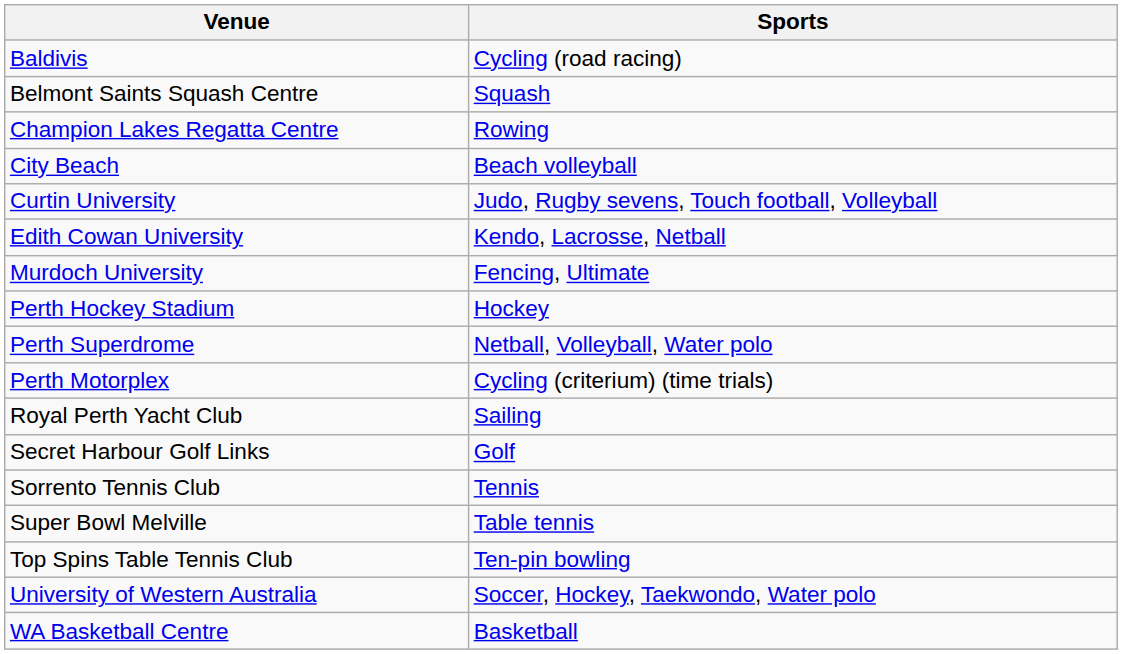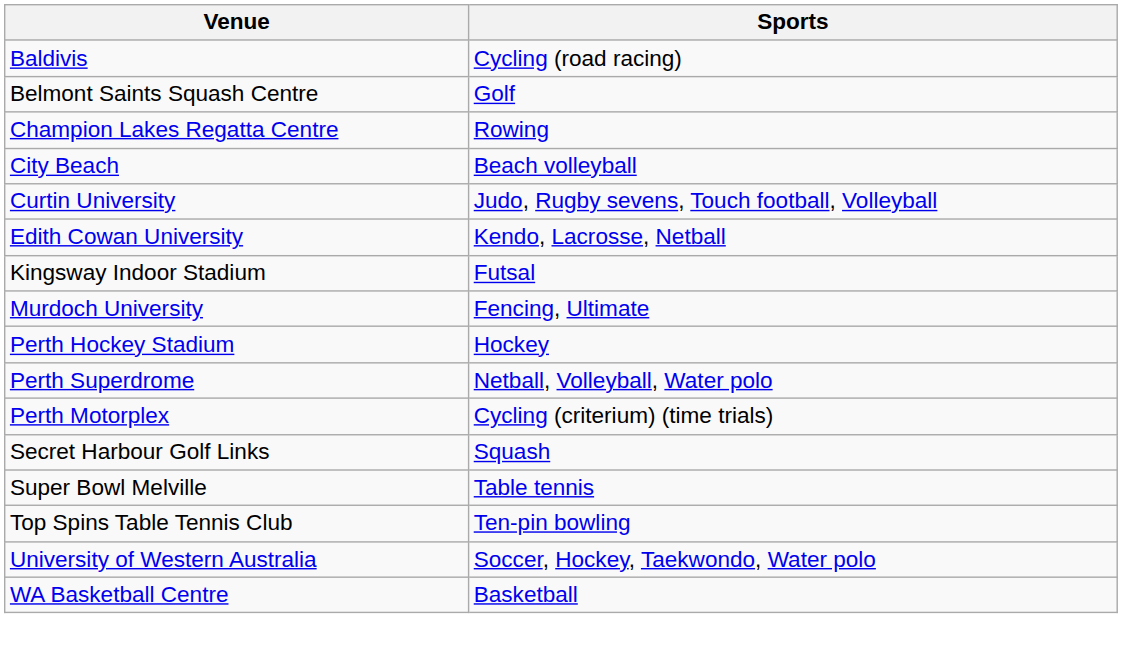(512, 93) Squash -> (494, 93) Golf
+ row: (138, 272)
- row: (126, 415)
(494, 451) Golf -> (512, 451) Squash
- row: (115, 487)
